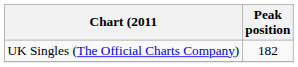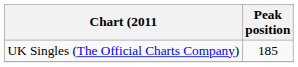(268, 51) 182 -> (268, 51) 185
